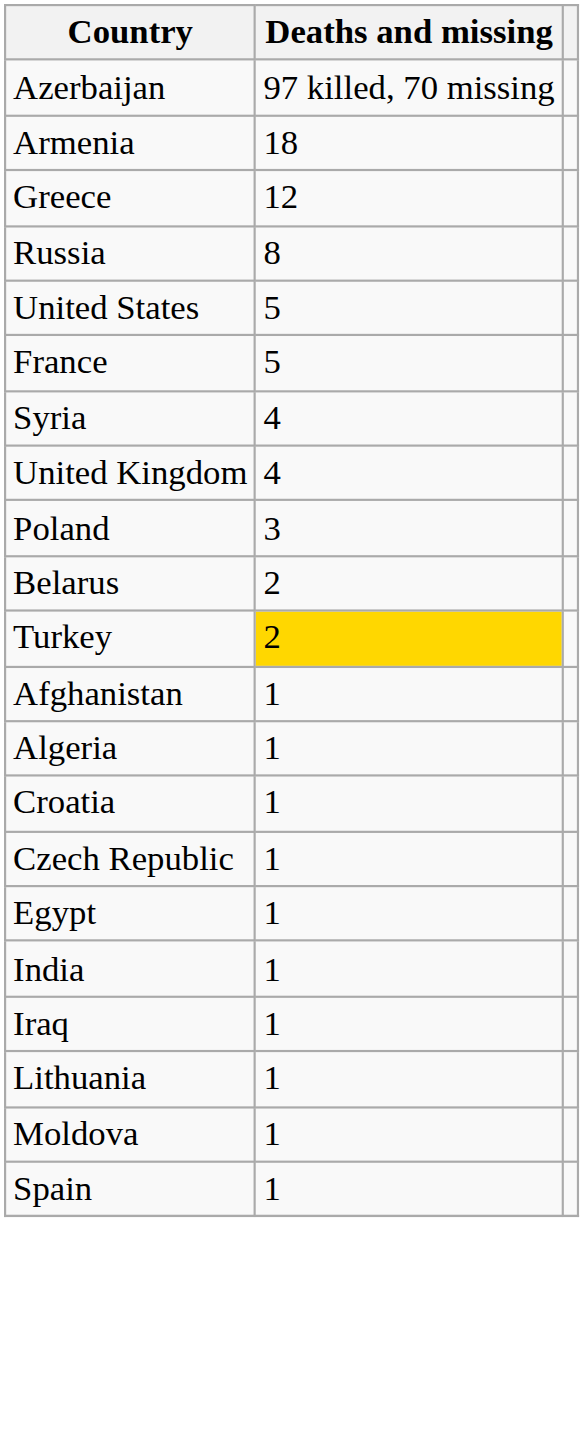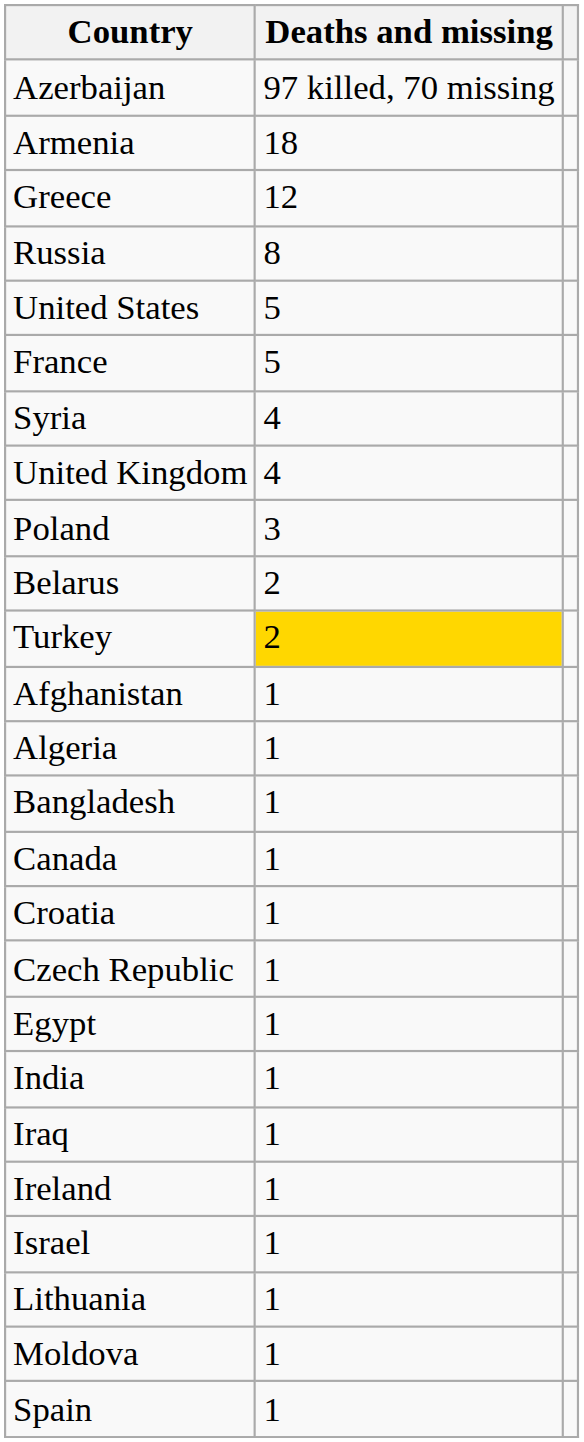+ row: (94, 802)
+ row: (65, 857)
+ row: (62, 1188)
+ row: (52, 1243)
